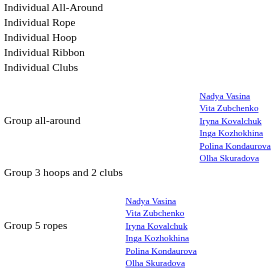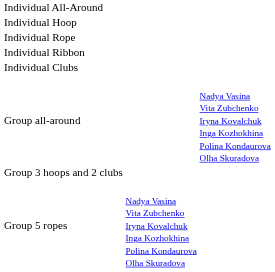rows swapped: (40, 22) <-> (40, 37)
